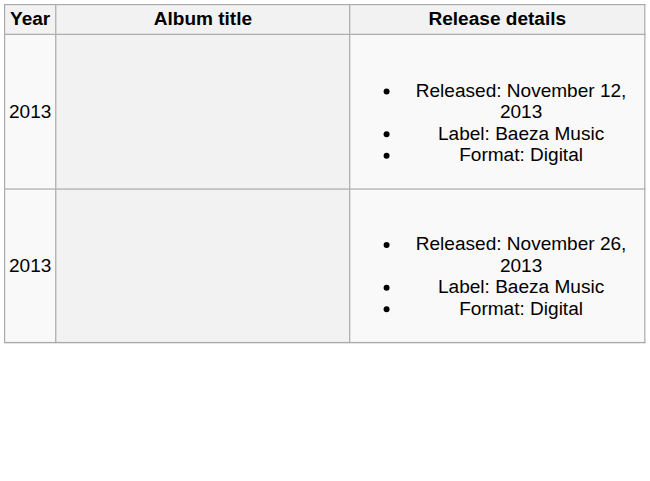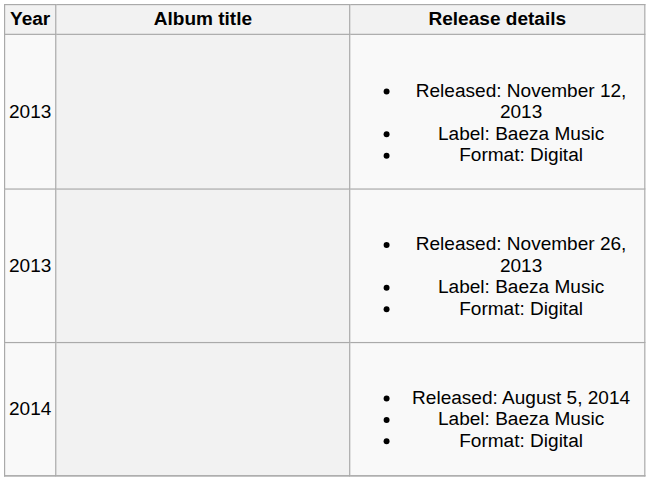+ row: (497, 420)
